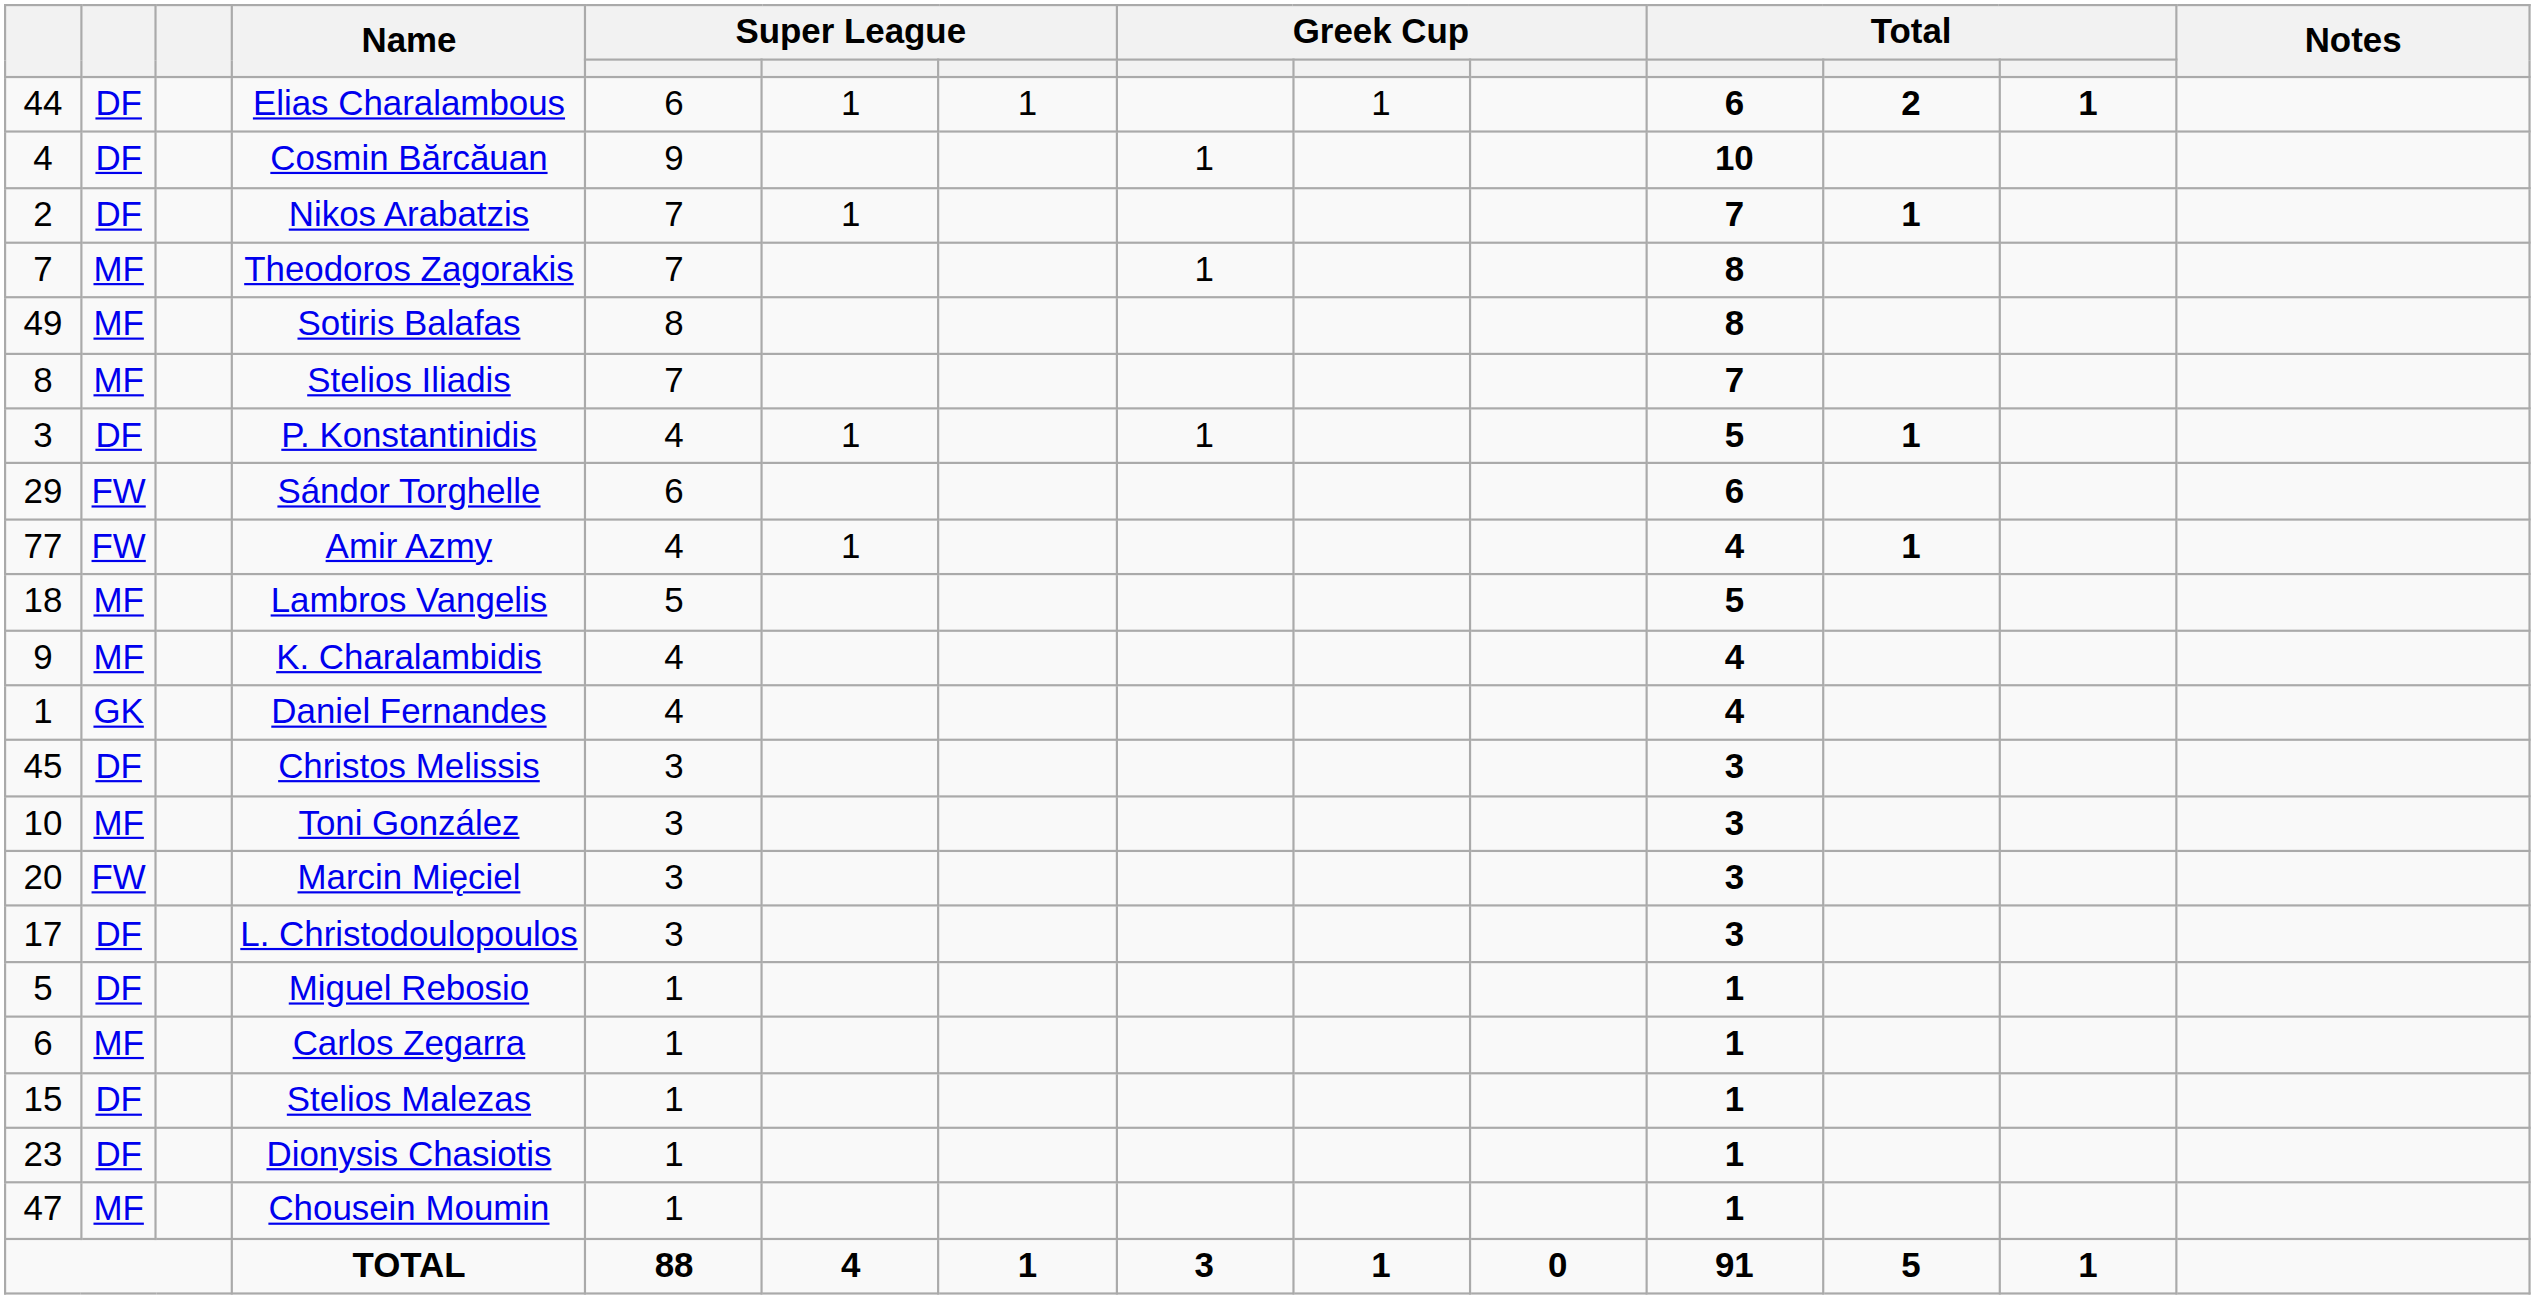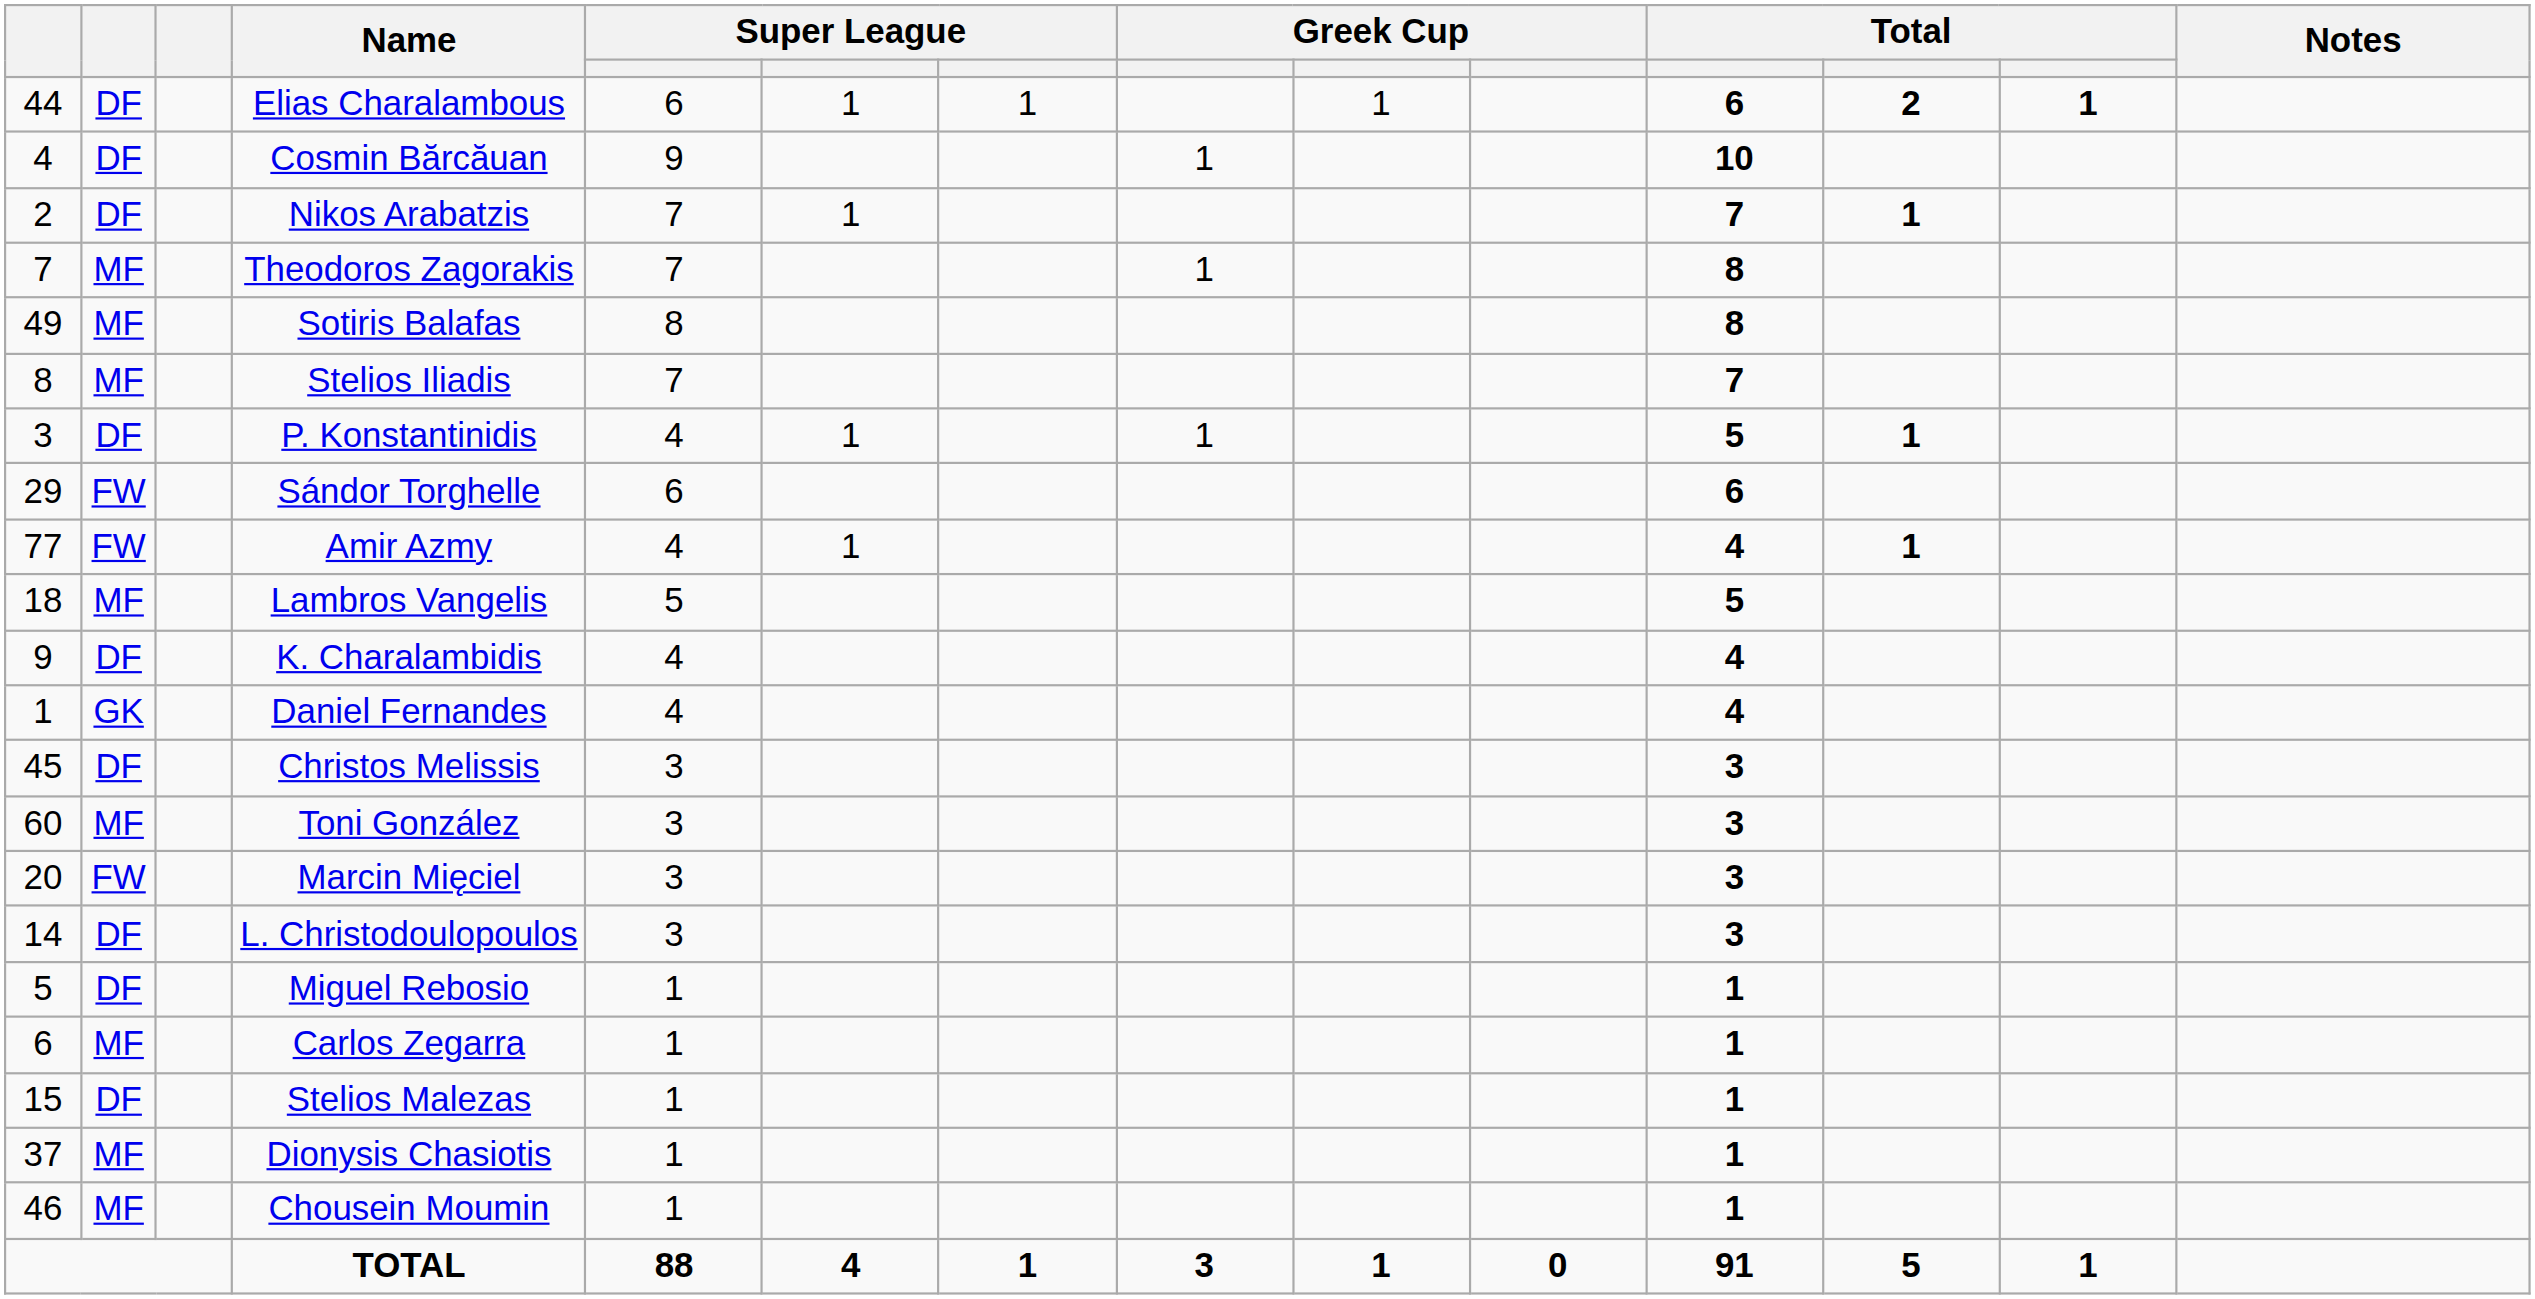(119, 656) MF -> (119, 656) DF
(43, 822) 10 -> (43, 822) 60
(43, 933) 17 -> (43, 933) 14
(43, 1154) 23 -> (43, 1154) 37
(119, 1154) DF -> (119, 1154) MF
(43, 1209) 47 -> (43, 1209) 46
